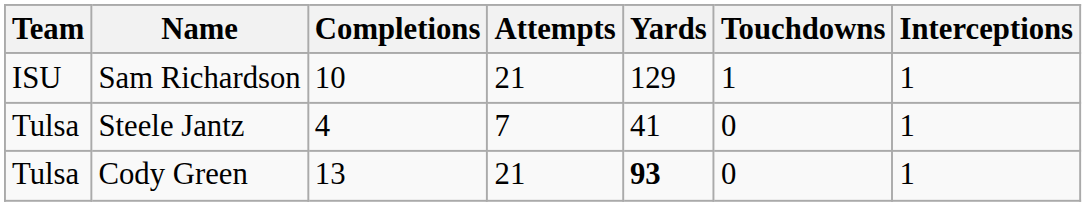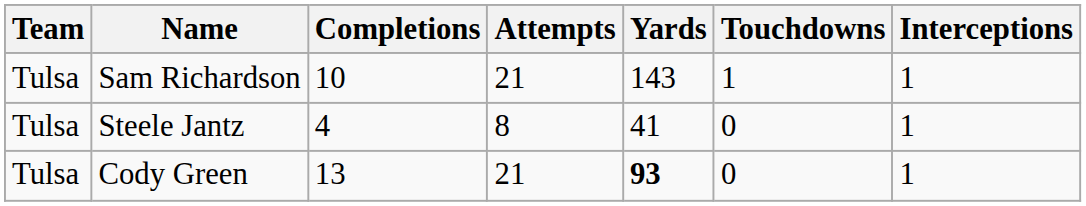(37, 77) ISU -> (46, 77) Tulsa
(653, 77) 129 -> (653, 77) 143
(502, 126) 7 -> (502, 126) 8
